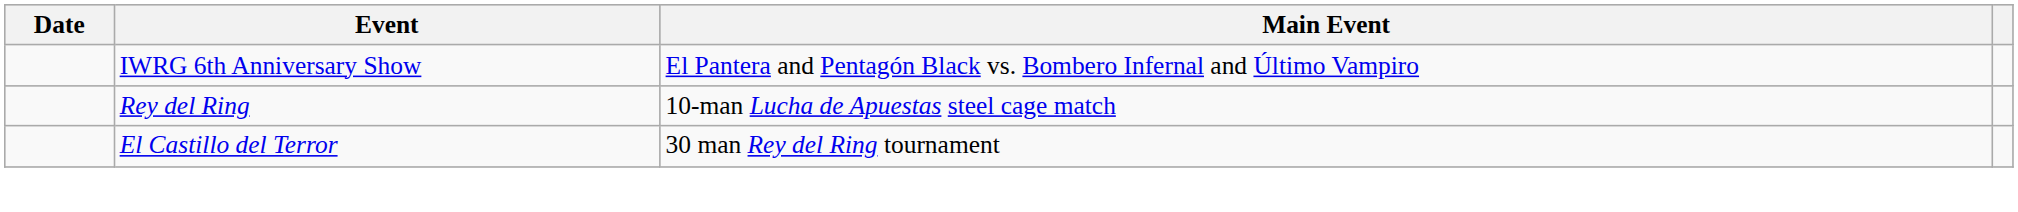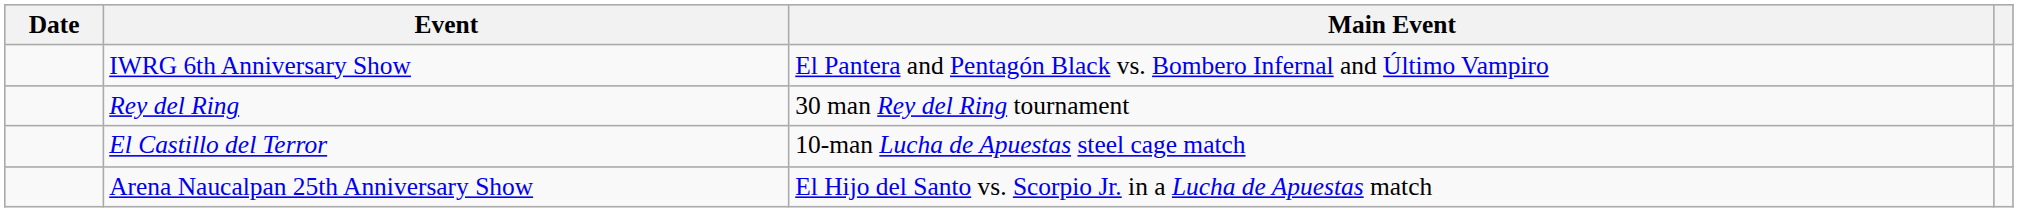(891, 105) 10-man Lucha de Apuestas steel cage match -> (962, 105) 30 man Rey del Ring tournament
(833, 145) 30 man Rey del Ring tournament -> (1020, 145) 10-man Lucha de Apuestas steel cage match
+ row: (321, 186)
